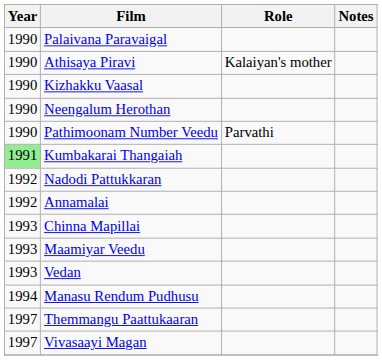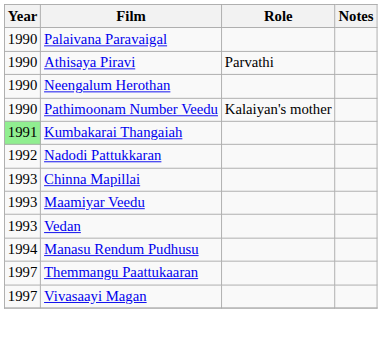(278, 62) Kalaiyan's mother -> (249, 62) Parvathi
- row: (94, 86)
(249, 132) Parvathi -> (278, 109) Kalaiyan's mother
- row: (76, 202)
